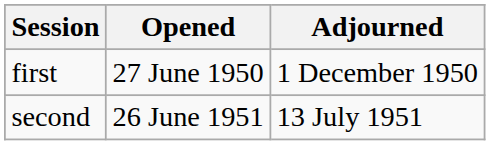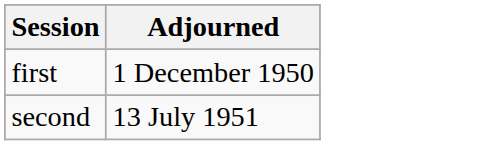- column: (188, 26)
